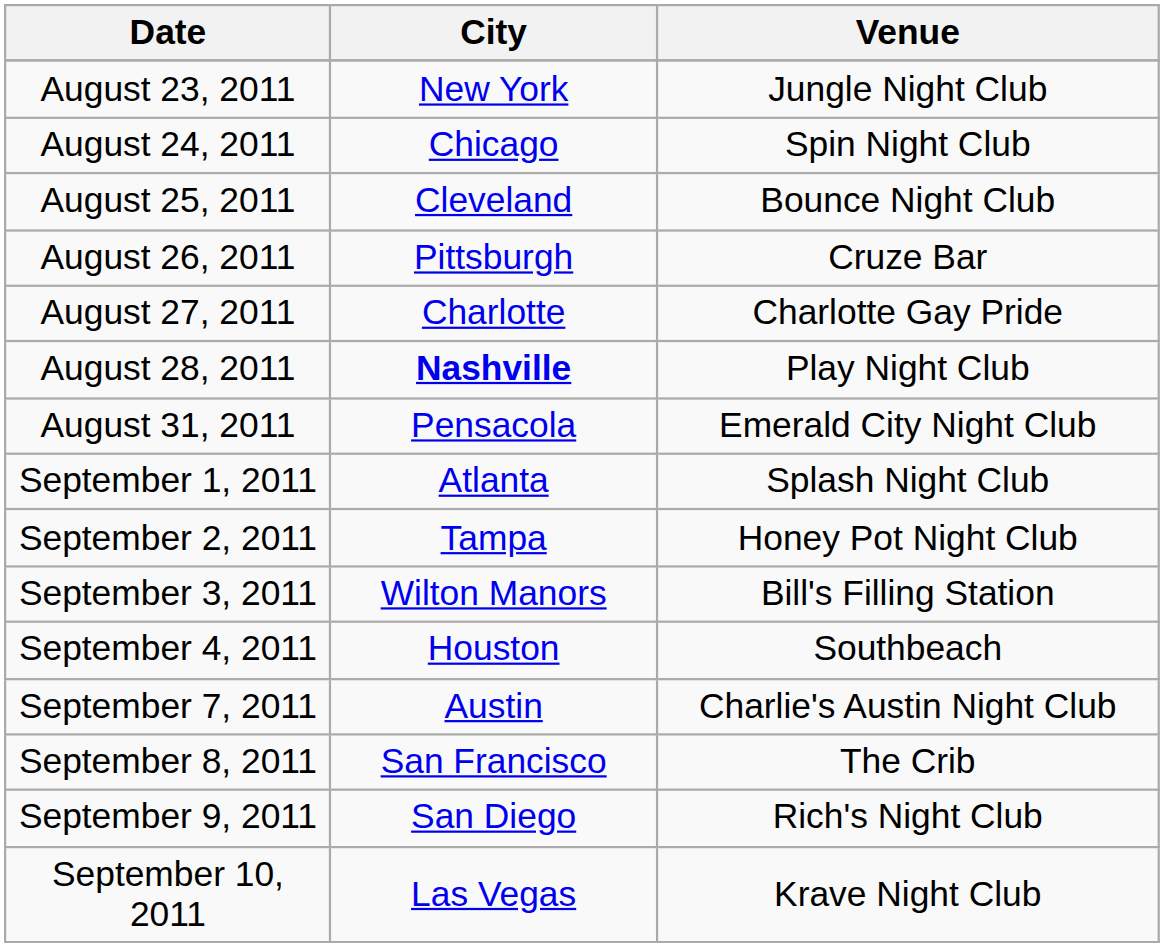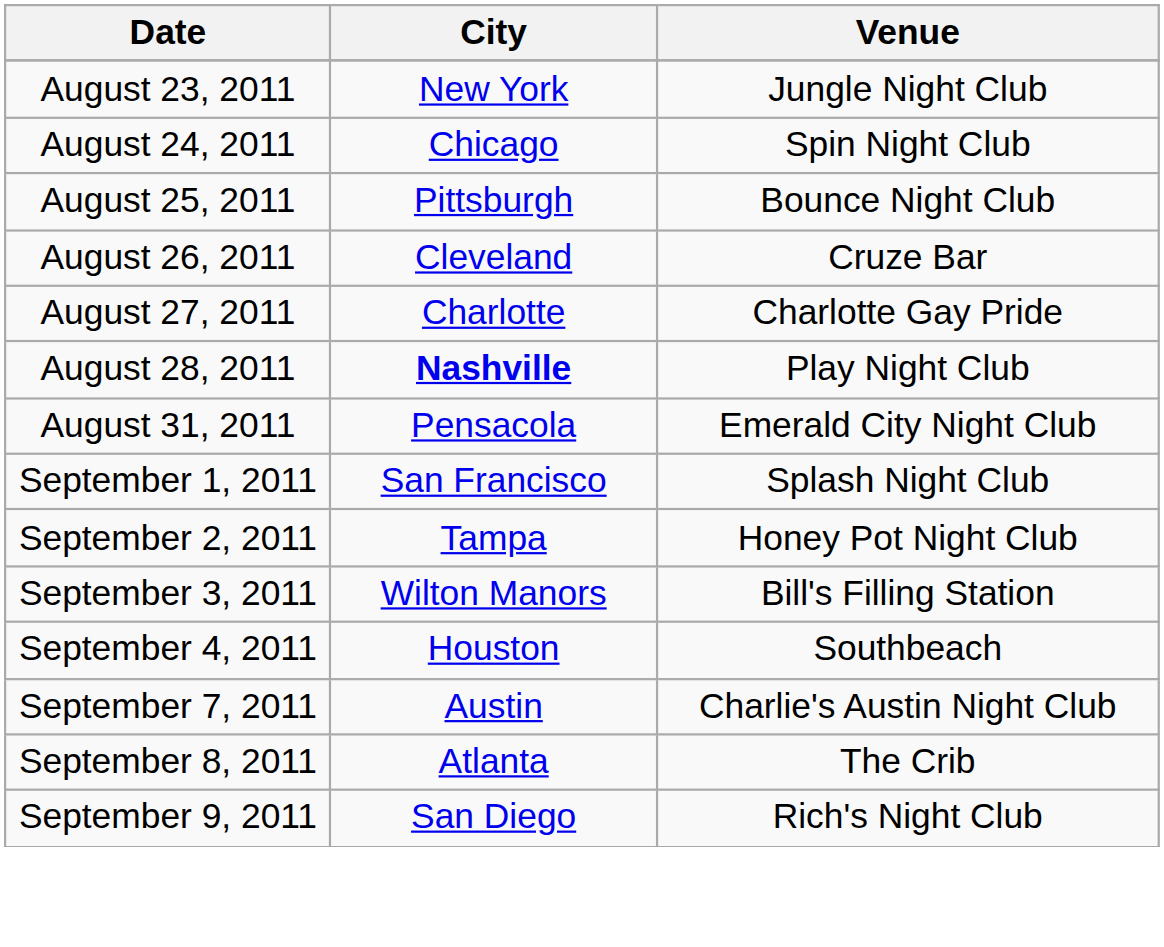(494, 200) Cleveland -> (494, 200) Pittsburgh
(494, 256) Pittsburgh -> (494, 256) Cleveland
(494, 481) Atlanta -> (494, 481) San Francisco
(494, 761) San Francisco -> (494, 761) Atlanta
- row: (168, 893)
